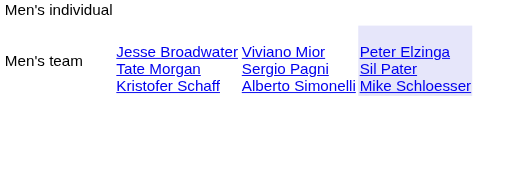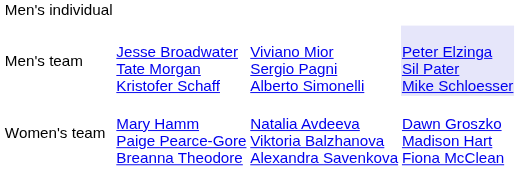+ row: (55, 132)
